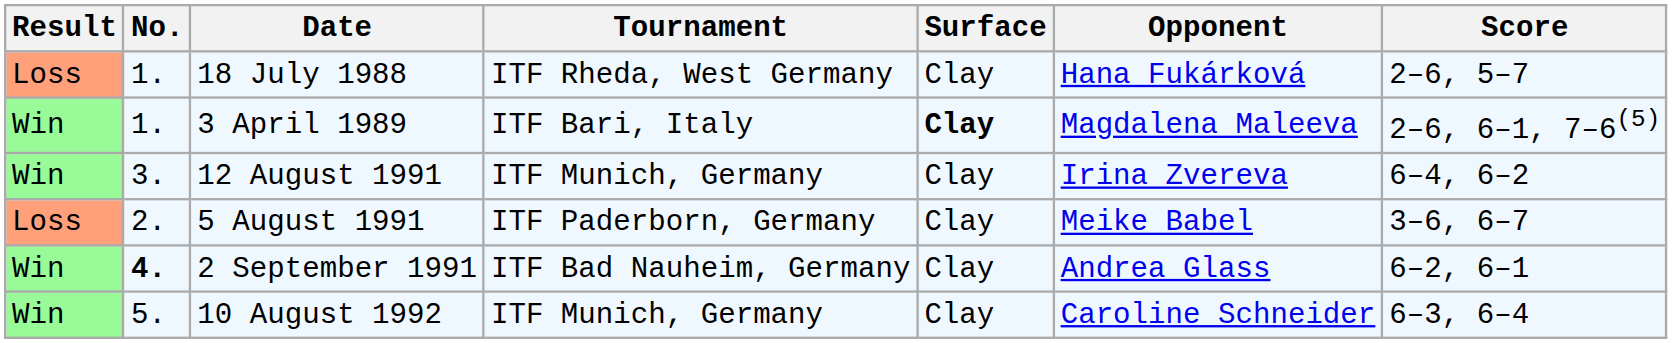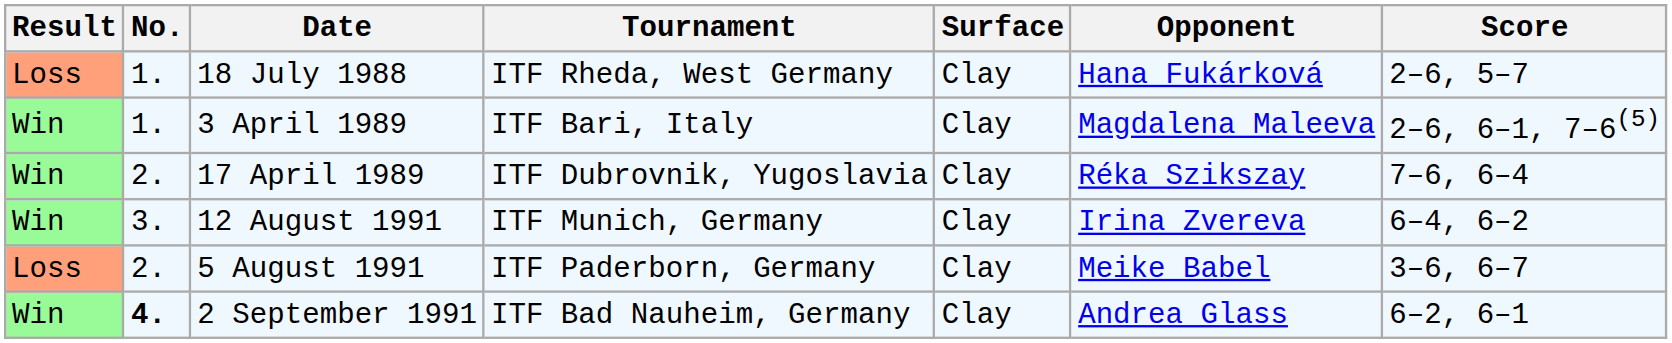(959, 125) bold -> (977, 125) normal
+ row: (311, 176)
- row: (320, 315)
